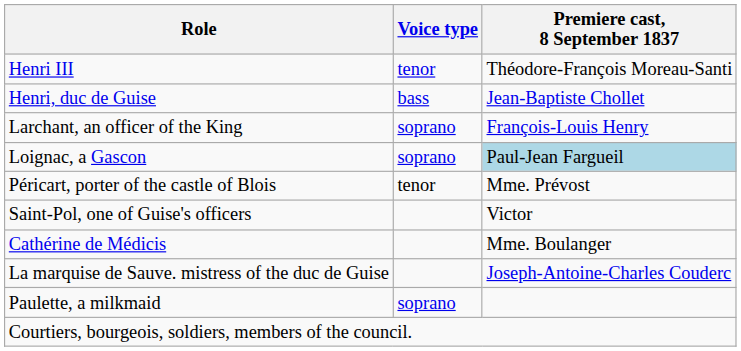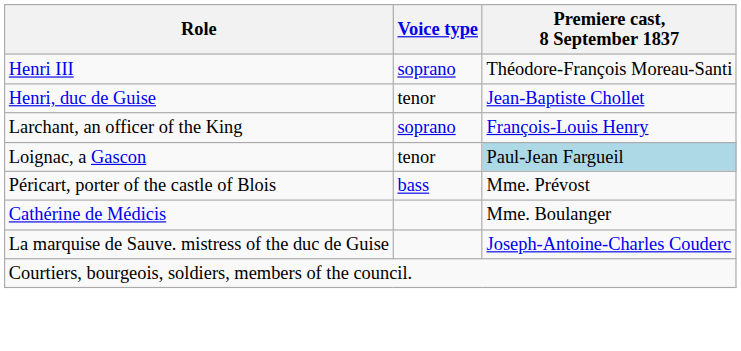(416, 68) tenor -> (427, 68) soprano
(413, 98) bass -> (416, 98) tenor
(427, 156) soprano -> (416, 156) tenor
(416, 185) tenor -> (413, 185) bass
- row: (130, 214)
- row: (85, 302)
